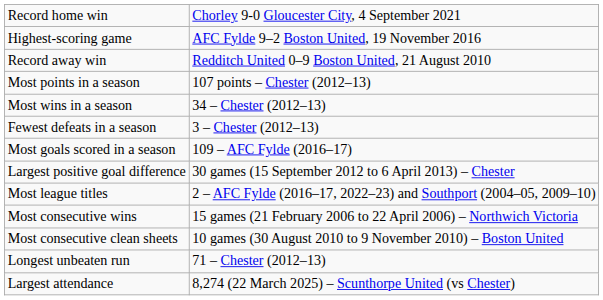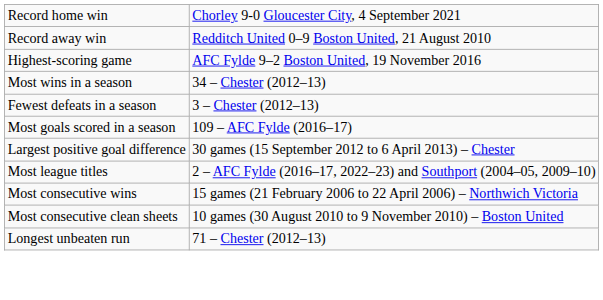rows swapped: (57, 60) <-> (70, 37)
- row: (74, 82)
- row: (61, 283)
